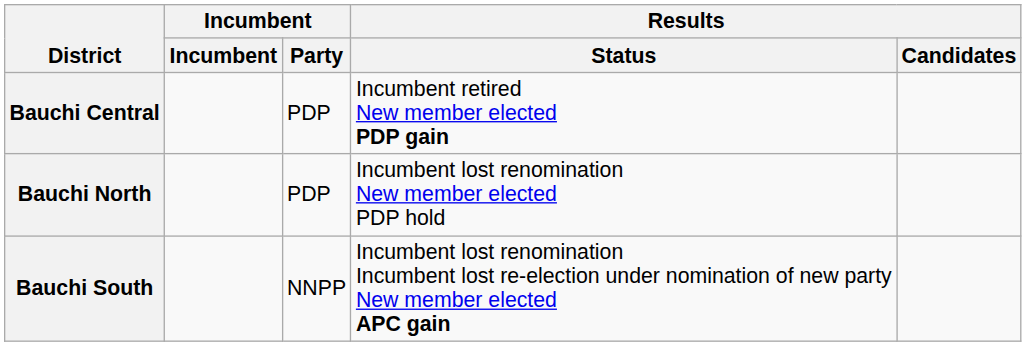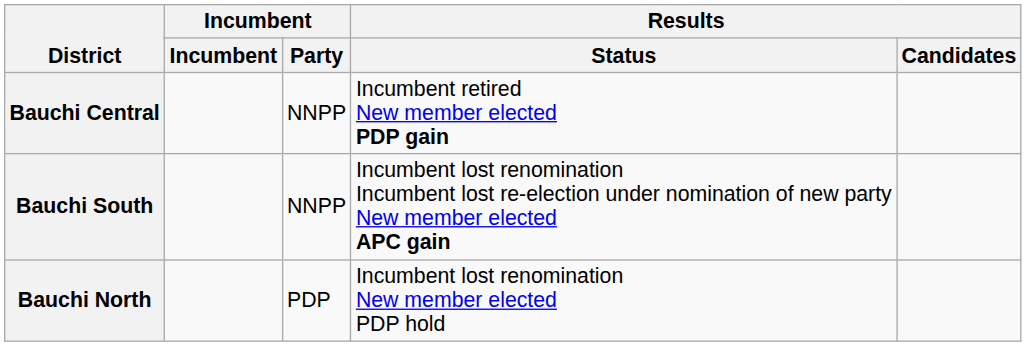(309, 112) PDP -> (317, 112) NNPP
rows swapped: (85, 194) <-> (85, 288)
